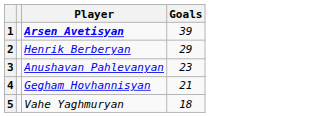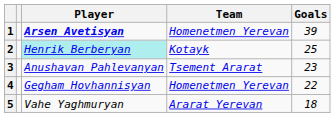+ column: (229, 13)
(77, 49) no background -> (77, 49) paleturquoise background
(186, 49) 29 -> (311, 49) 25
(186, 85) 21 -> (311, 85) 22
